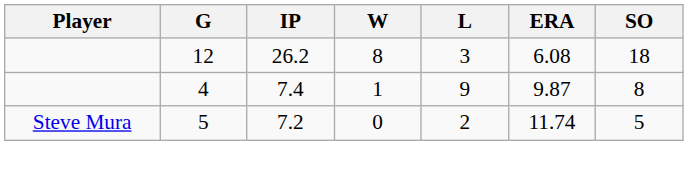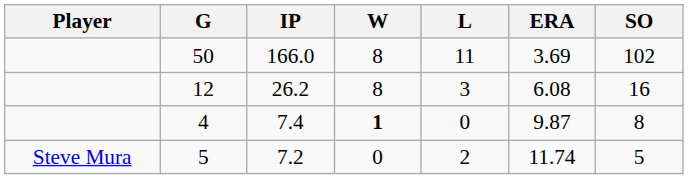+ row: (203, 55)
(639, 55) 18 -> (639, 88) 16
(378, 88) normal -> (378, 122) bold
(465, 88) 9 -> (465, 122) 0
